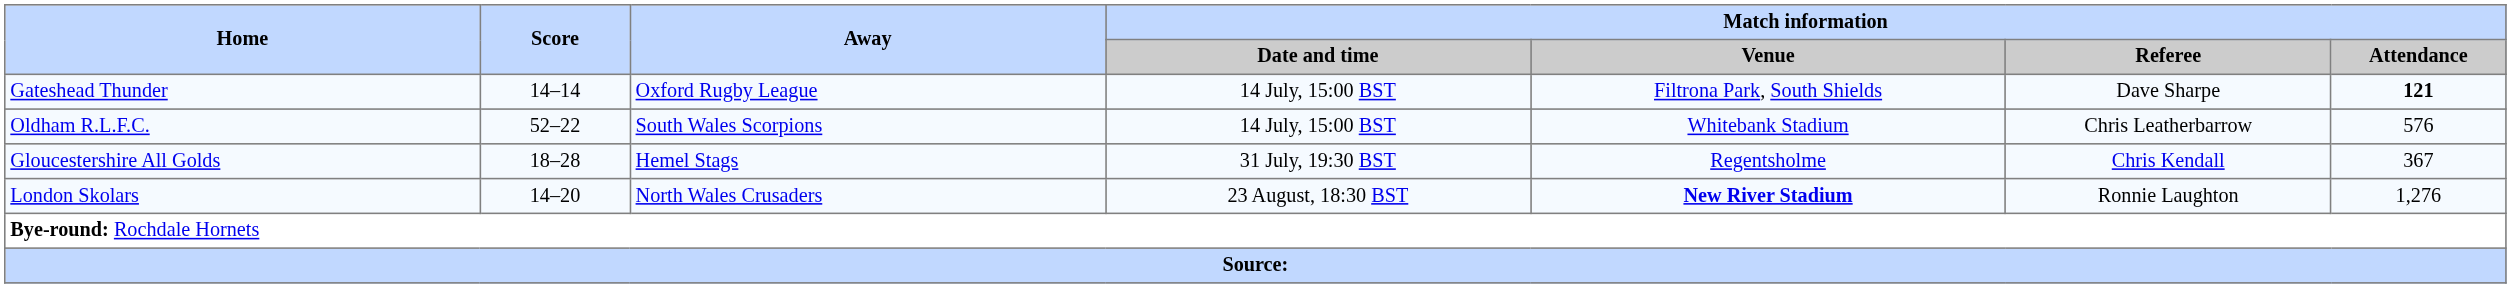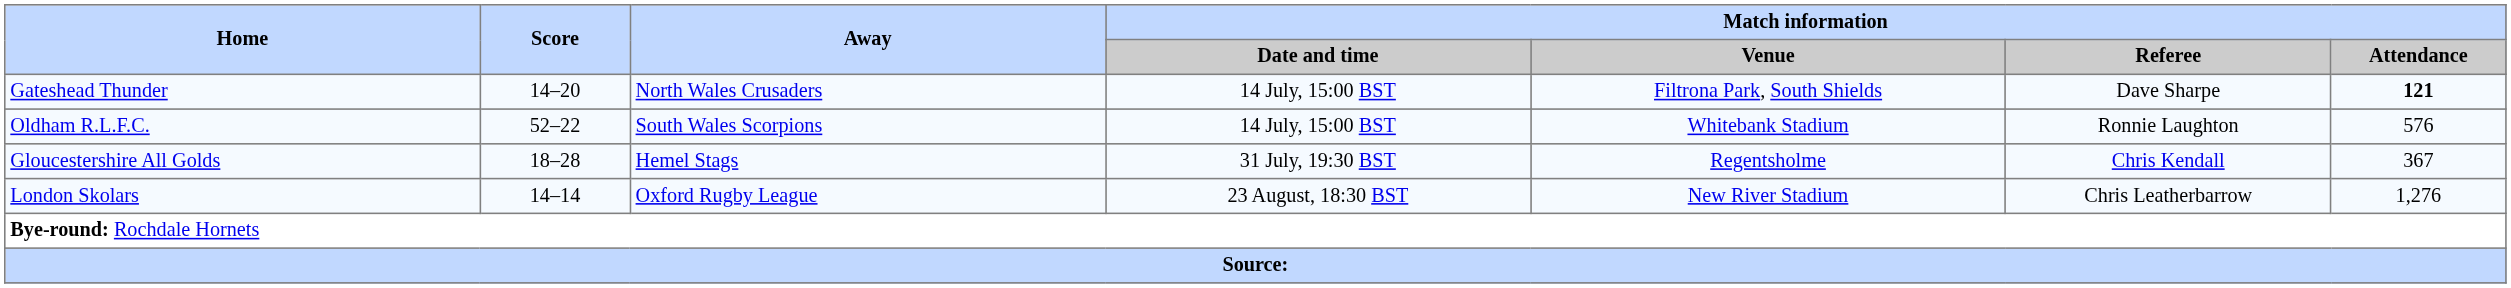(555, 91) 14–14 -> (555, 91) 14–20
(727, 91) Oxford Rugby League -> (729, 91) North Wales Crusaders
(2168, 126) Chris Leatherbarrow -> (2168, 126) Ronnie Laughton
(555, 195) 14–20 -> (555, 195) 14–14
(729, 195) North Wales Crusaders -> (727, 195) Oxford Rugby League
(1768, 195) bold -> (1768, 195) normal
(2168, 195) Ronnie Laughton -> (2168, 195) Chris Leatherbarrow
